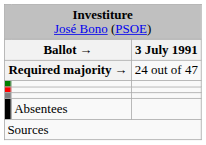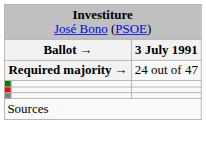- row: (8, 109)
